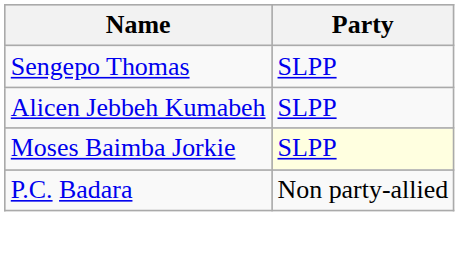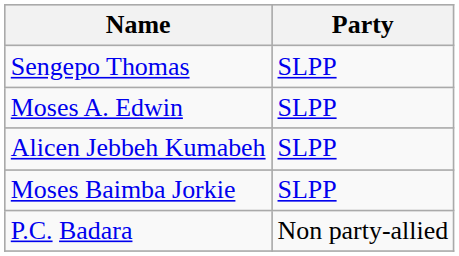+ row: (97, 107)
(307, 148) lightyellow background -> (307, 189) no background
